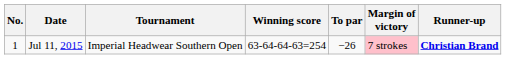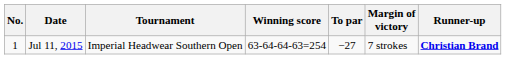(347, 45) −26 -> (347, 45) −27
(388, 45) pink background -> (388, 45) no background
